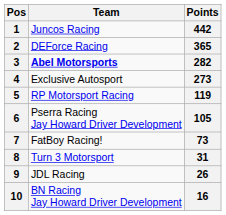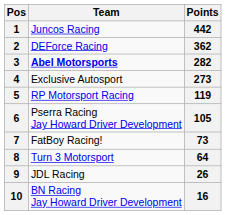(203, 46) 365 -> (203, 46) 362
(203, 157) 31 -> (203, 157) 64
